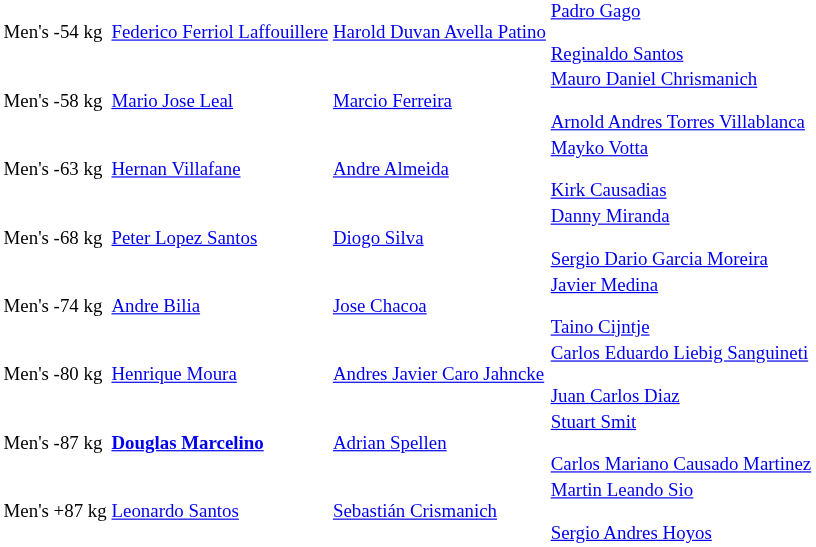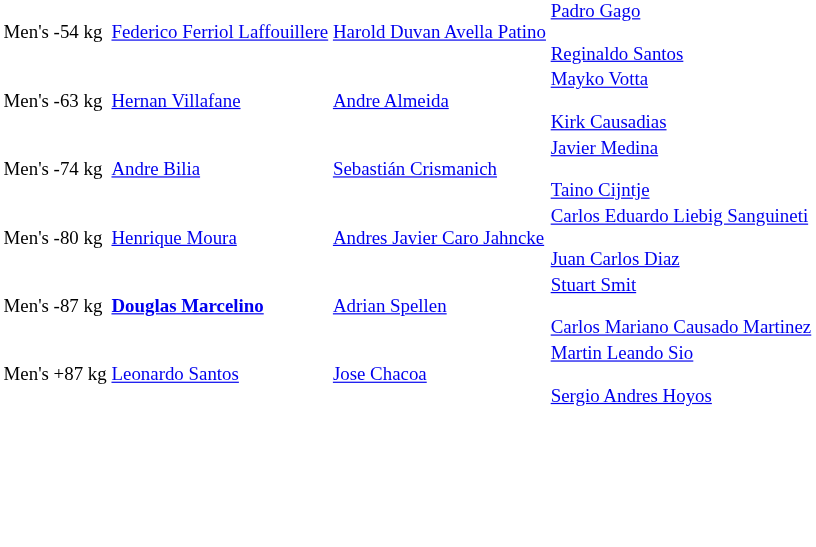- row: (53, 100)
- row: (53, 237)
(380, 306) Jose Chacoa -> (415, 169) Sebastián Crismanich
(415, 511) Sebastián Crismanich -> (380, 374) Jose Chacoa
